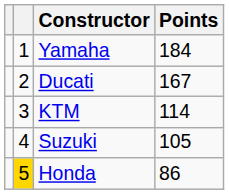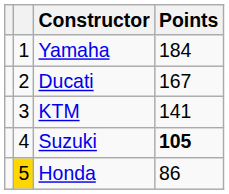(174, 112) 114 -> (175, 112) 141
(175, 142) normal -> (175, 142) bold
